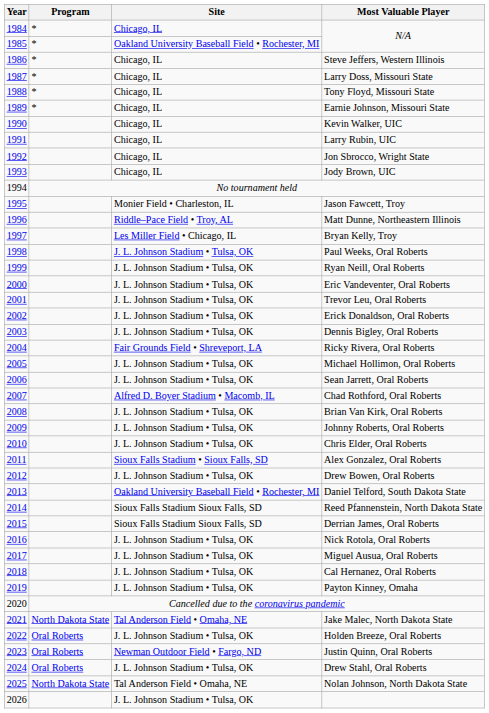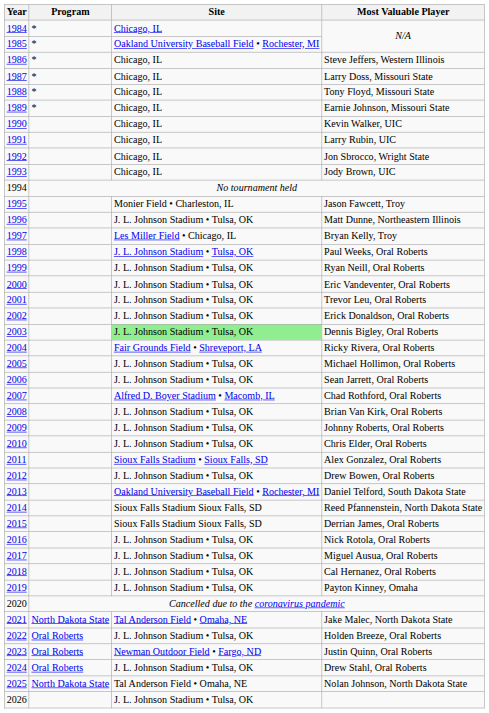(173, 220) Riddle–Pace Field • Troy, AL -> (184, 220) J. L. Johnson Stadium • Tulsa, OK
(184, 332) no background -> (184, 332) lightgreen background
